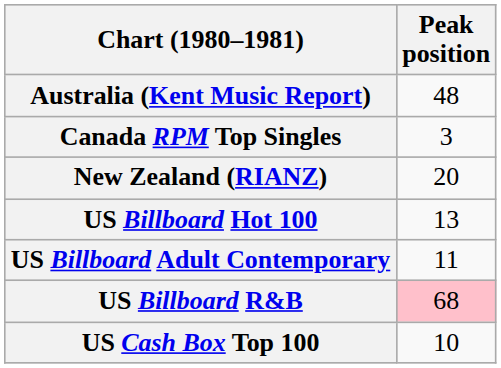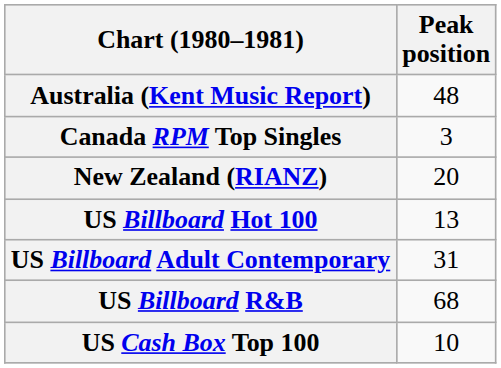(446, 259) 11 -> (446, 259) 31
(446, 300) pink background -> (446, 300) no background
